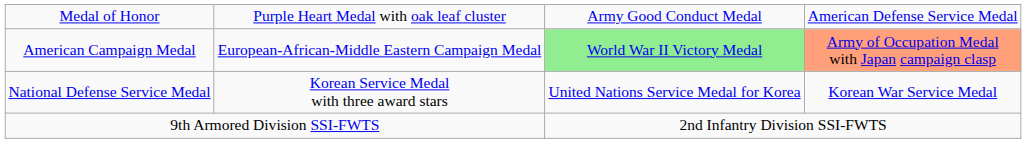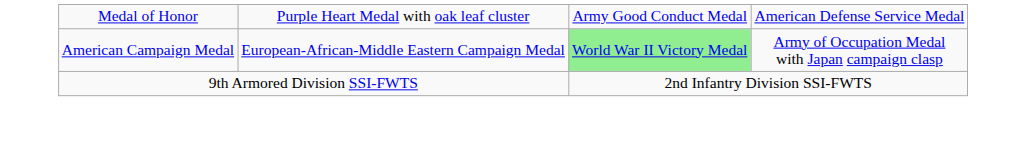(913, 50) lightsalmon background -> (859, 50) no background
- row: (109, 92)
